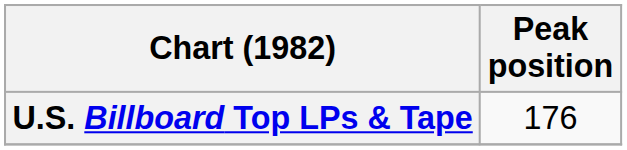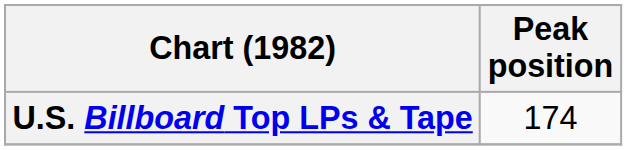(550, 117) 176 -> (550, 117) 174
